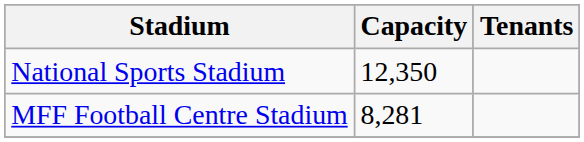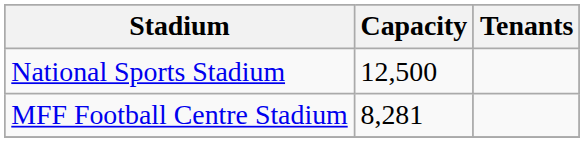(399, 70) 12,350 -> (399, 70) 12,500
